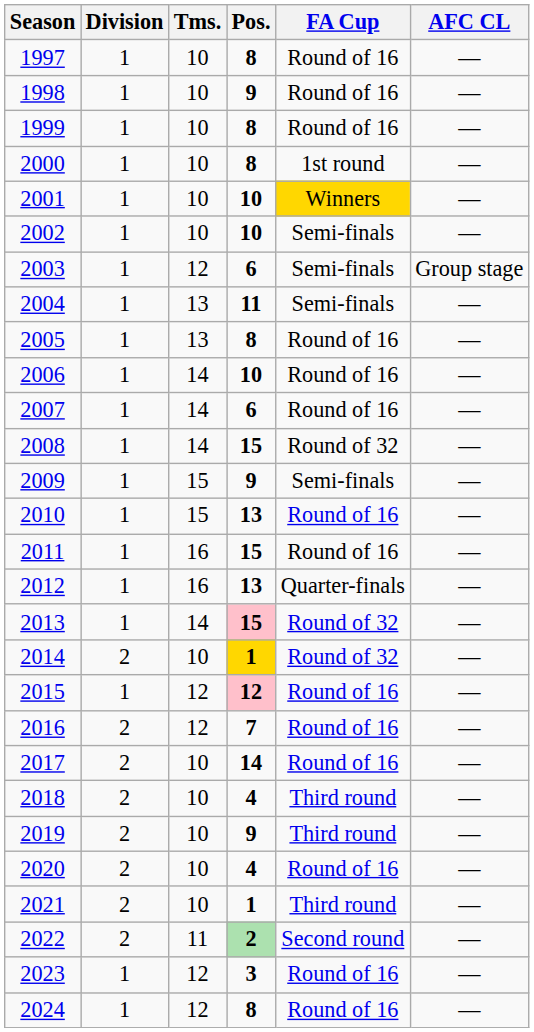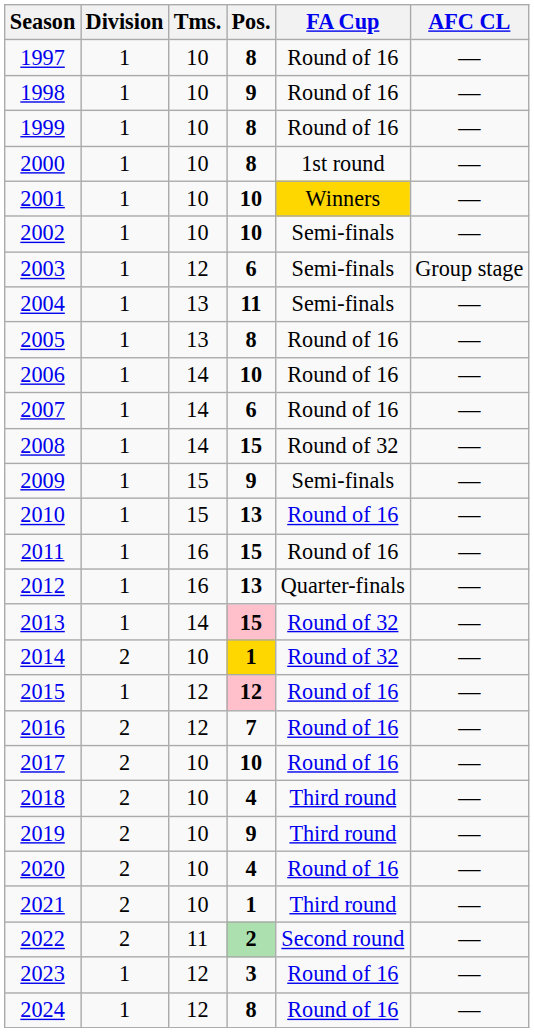(251, 762) 14 -> (251, 762) 10
